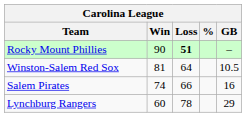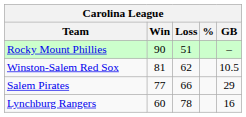(186, 49) bold -> (186, 49) normal
(186, 67) 64 -> (186, 67) 62
(160, 85) 74 -> (160, 85) 77
(229, 85) 16 -> (229, 85) 29
(229, 103) 29 -> (229, 103) 16
